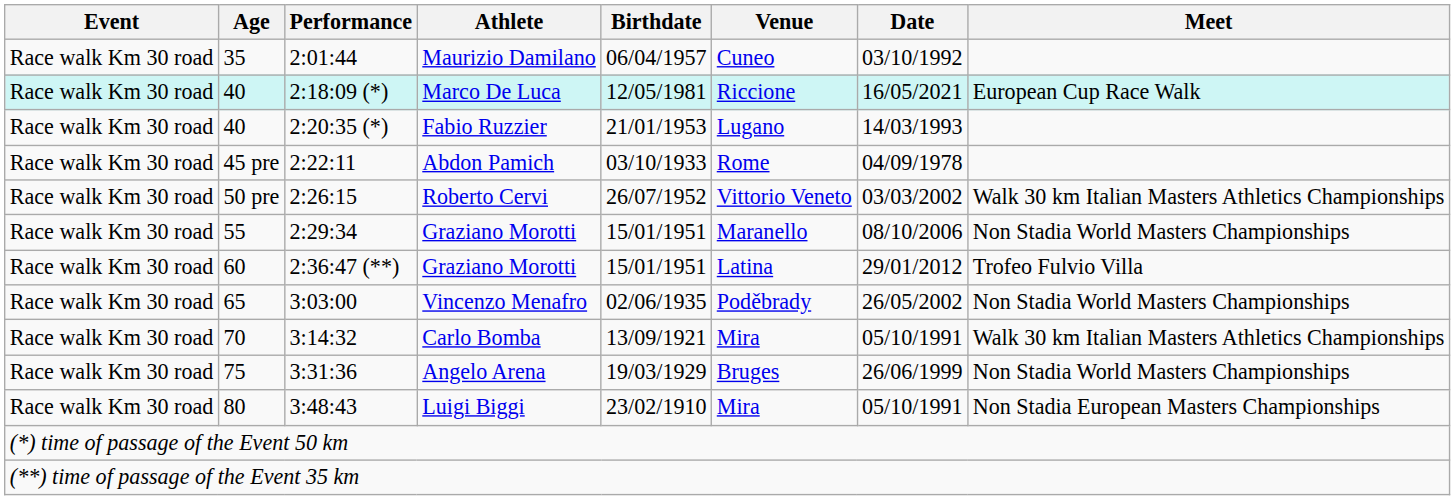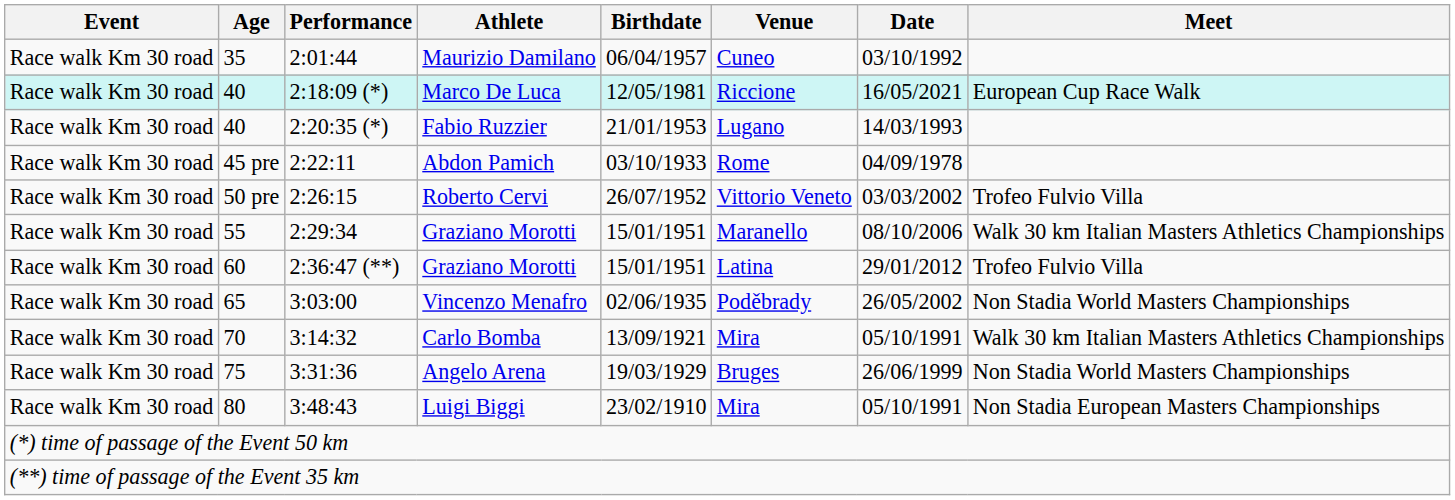(1209, 197) Walk 30 km Italian Masters Athletics Championships -> (1058, 197) Trofeo Fulvio Villa
(1161, 232) Non Stadia World Masters Championships -> (1209, 232) Walk 30 km Italian Masters Athletics Championships
